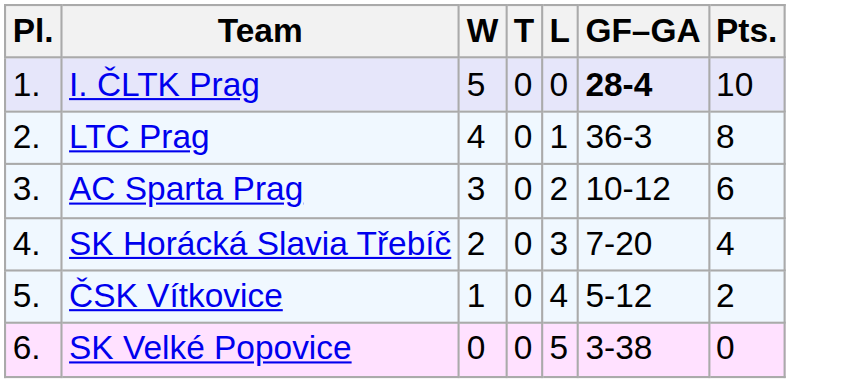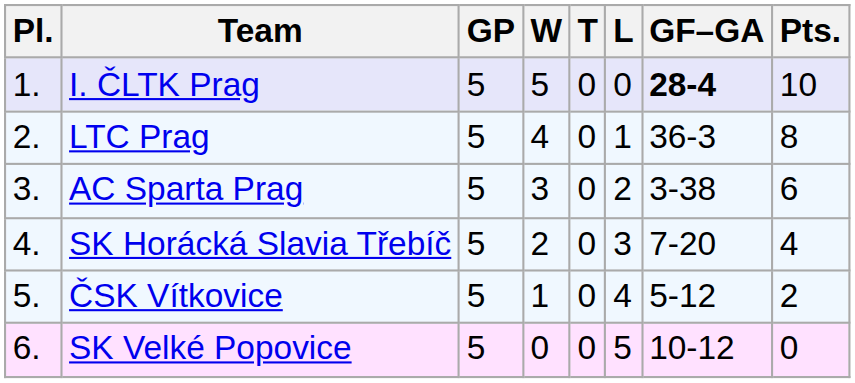+ column: (491, 31)
(628, 190) 10-12 -> (683, 190) 3-38
(619, 349) 3-38 -> (692, 349) 10-12
